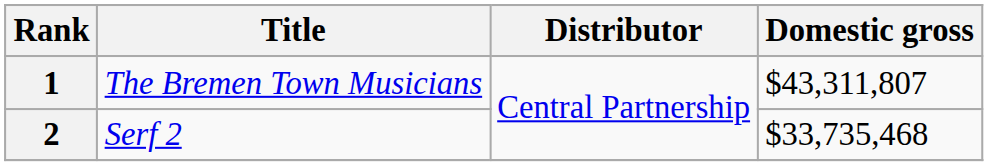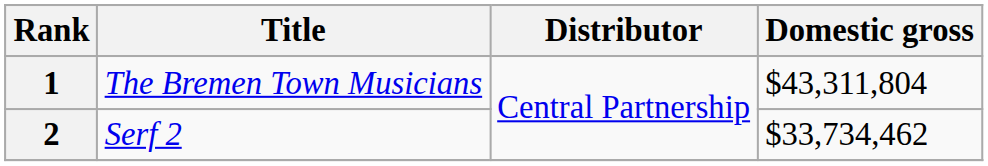(846, 82) $43,311,807 -> (846, 82) $43,311,804
(847, 133) $33,735,468 -> (847, 133) $33,734,462
